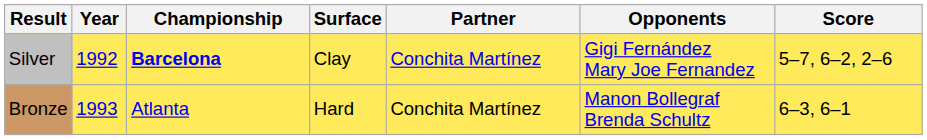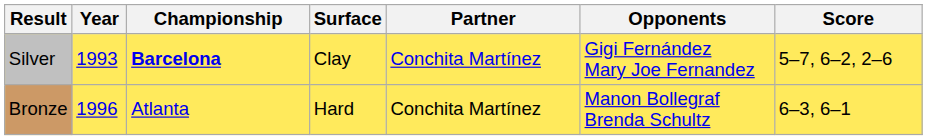(97, 59) 1992 -> (97, 59) 1993
(97, 109) 1993 -> (97, 109) 1996
